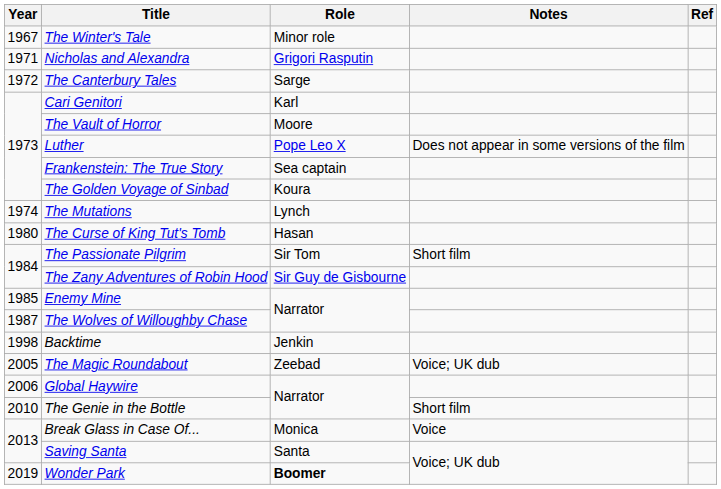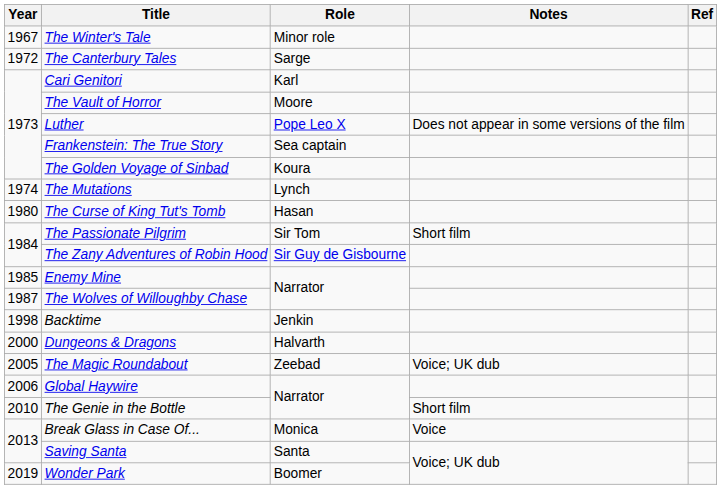- row: (117, 59)
+ row: (110, 342)
(300, 473) bold -> (298, 473) normal
